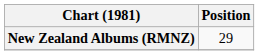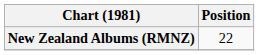(226, 38) 29 -> (226, 38) 22
